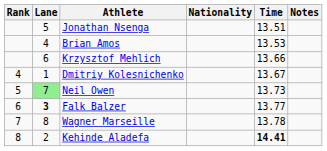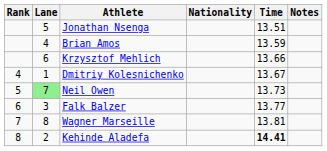(271, 44) 13.53 -> (271, 44) 13.59
(46, 106) bold -> (46, 106) normal
(271, 122) 13.78 -> (271, 122) 13.81
